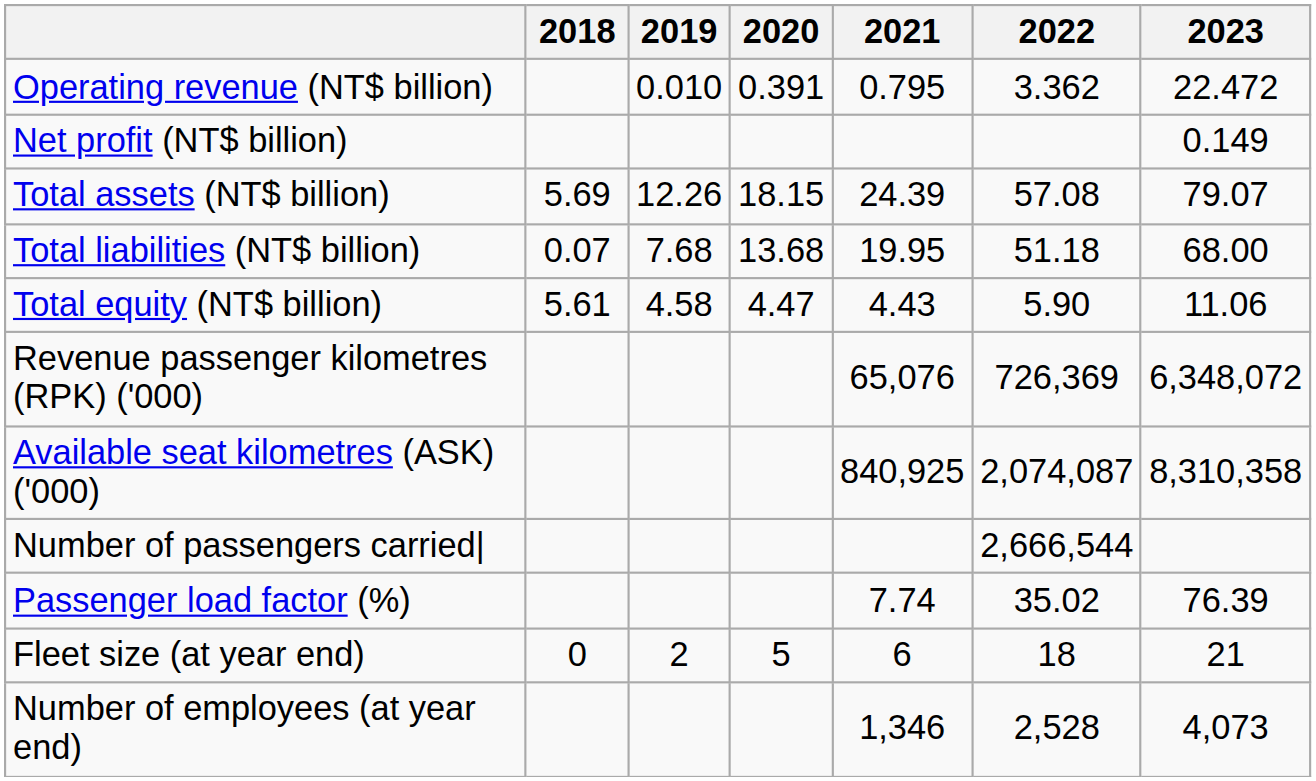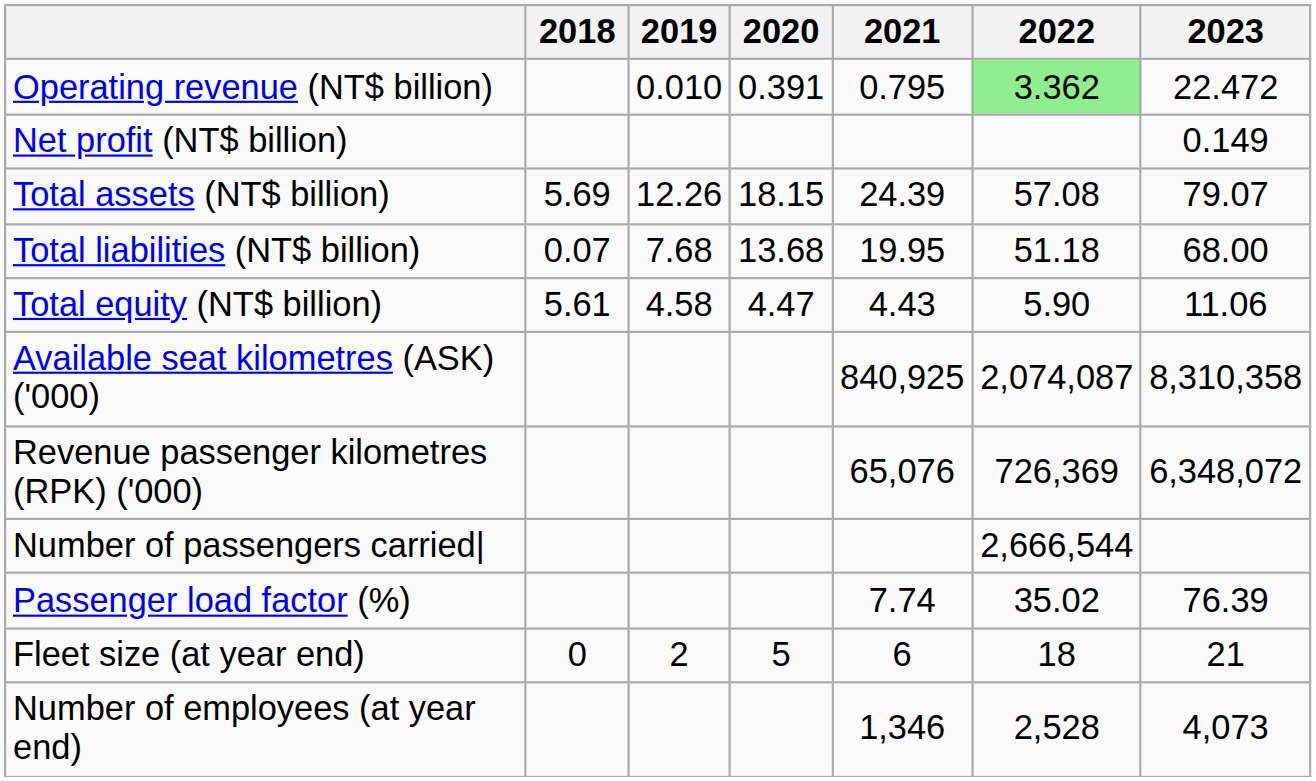(1057, 86) no background -> (1057, 86) lightgreen background
rows swapped: (254, 471) <-> (250, 378)
